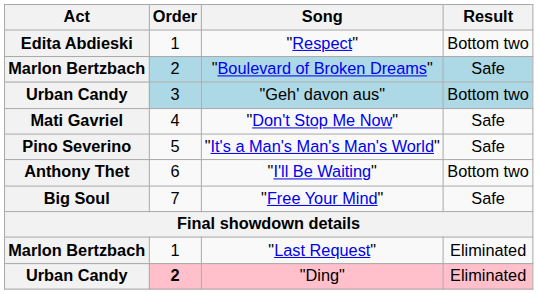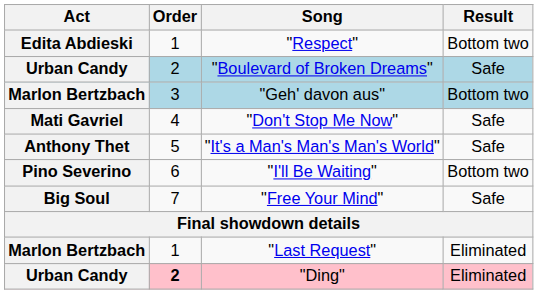(77, 69) Marlon Bertzbach -> (77, 69) Urban Candy
(77, 95) Urban Candy -> (77, 95) Marlon Bertzbach
(77, 146) Pino Severino -> (77, 146) Anthony Thet
(77, 172) Anthony Thet -> (77, 172) Pino Severino
